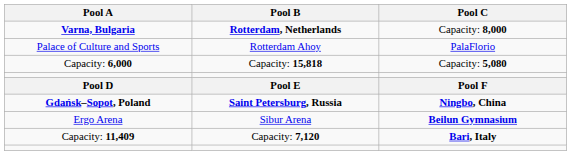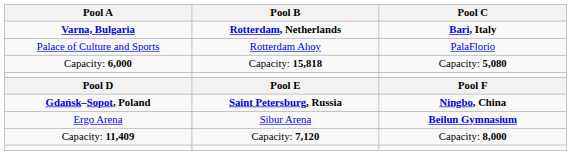(473, 30) Capacity: 8,000 -> (473, 30) Bari, Italy
(473, 136) Bari, Italy -> (473, 136) Capacity: 8,000
